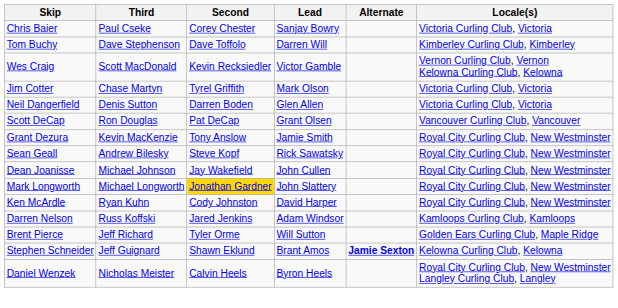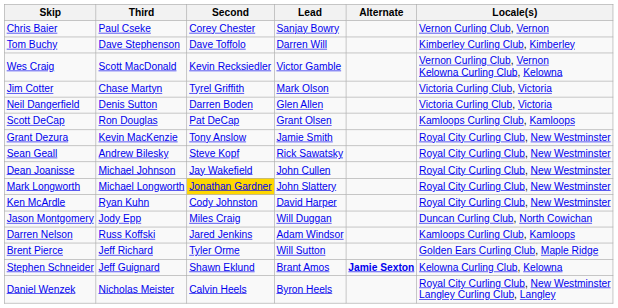(485, 28) Victoria Curling Club, Victoria -> (484, 28) Vernon Curling Club, Vernon
(500, 121) Vancouver Curling Club, Vancouver -> (497, 121) Kamloops Curling Club, Kamloops
+ row: (50, 219)
